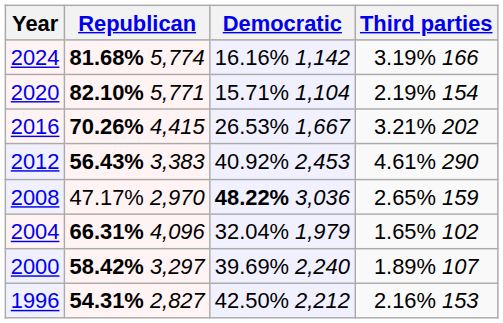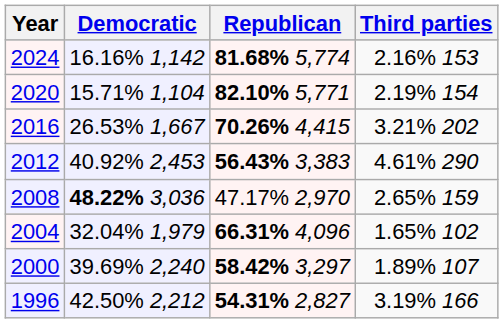columns swapped: (137, 23) <-> (282, 23)
(426, 58) 3.19% 166 -> (426, 58) 2.16% 153
(426, 300) 2.16% 153 -> (426, 300) 3.19% 166
